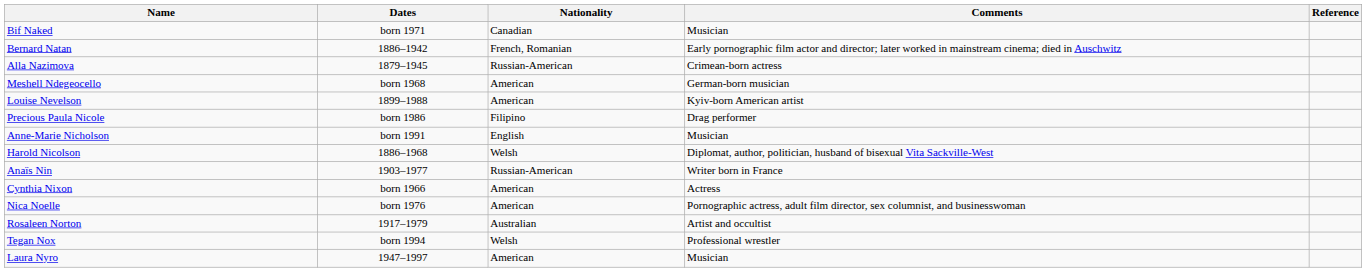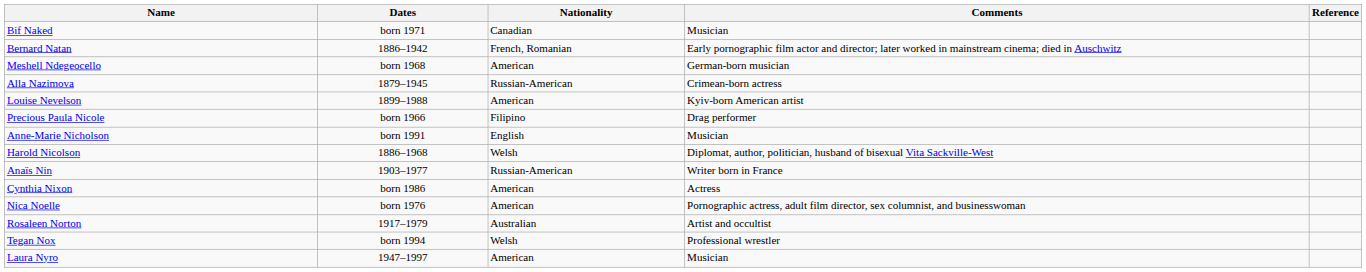rows swapped: (40, 65) <-> (54, 83)
(403, 118) born 1986 -> (403, 118) born 1966
(403, 188) born 1966 -> (403, 188) born 1986
